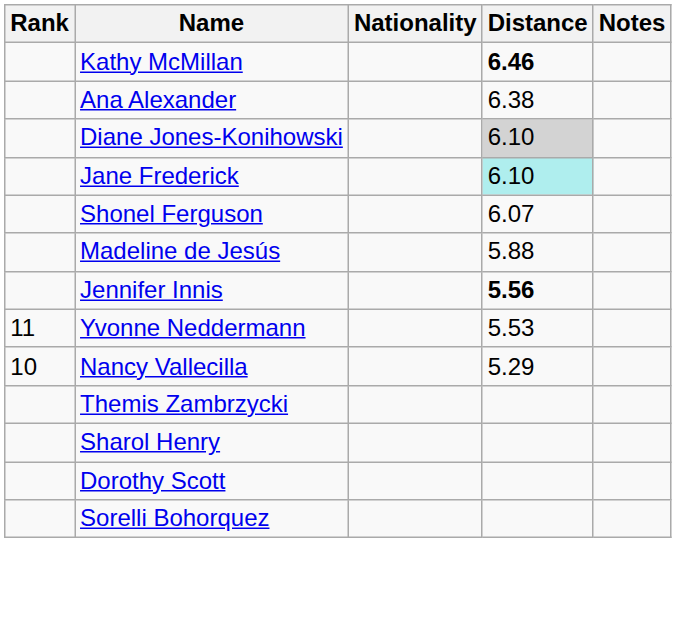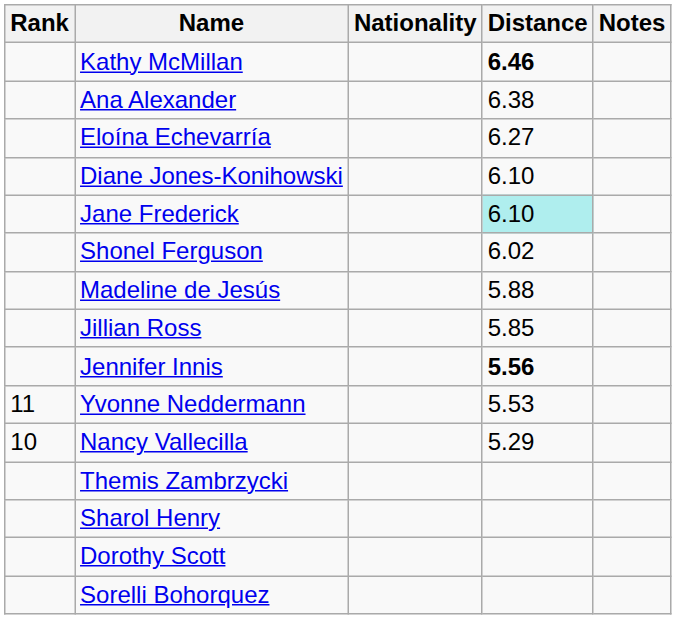+ row: (175, 137)
(511, 137) lightgrey background -> (511, 175) no background
(511, 213) 6.07 -> (511, 251) 6.02
+ row: (141, 328)
